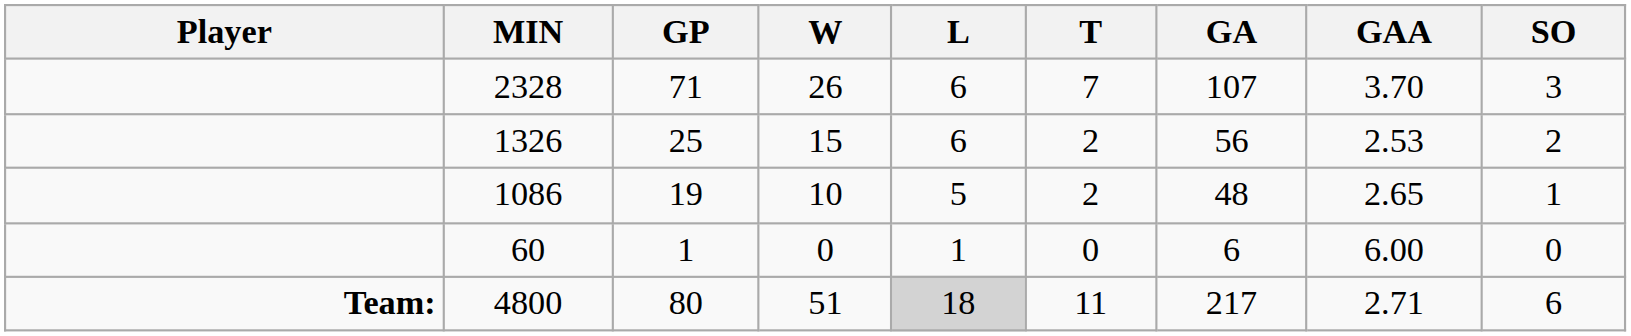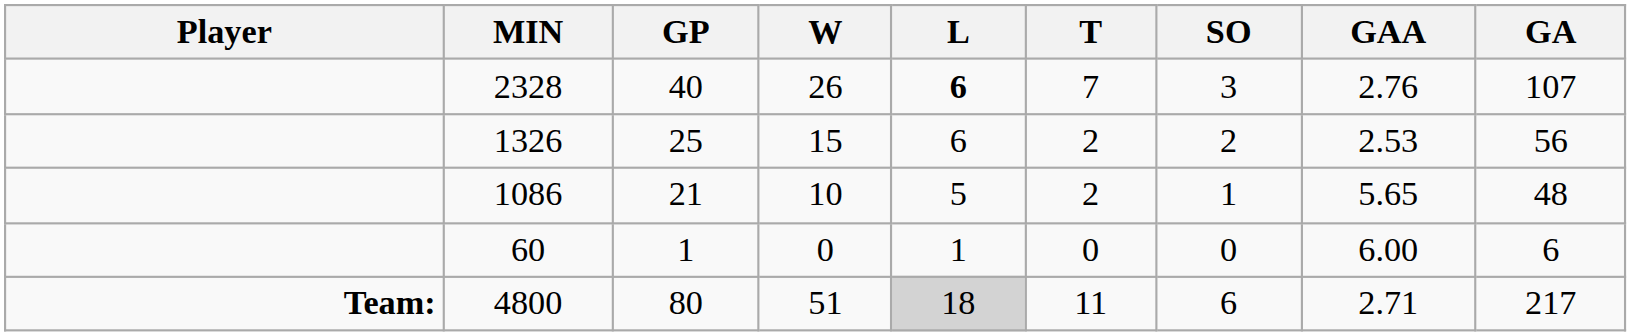columns swapped: (1232, 31) <-> (1554, 31)
(686, 85) 71 -> (686, 85) 40
(958, 85) normal -> (958, 85) bold
(1394, 85) 3.70 -> (1388, 85) 2.76
(686, 194) 19 -> (686, 194) 21
(1394, 194) 2.65 -> (1388, 194) 5.65
